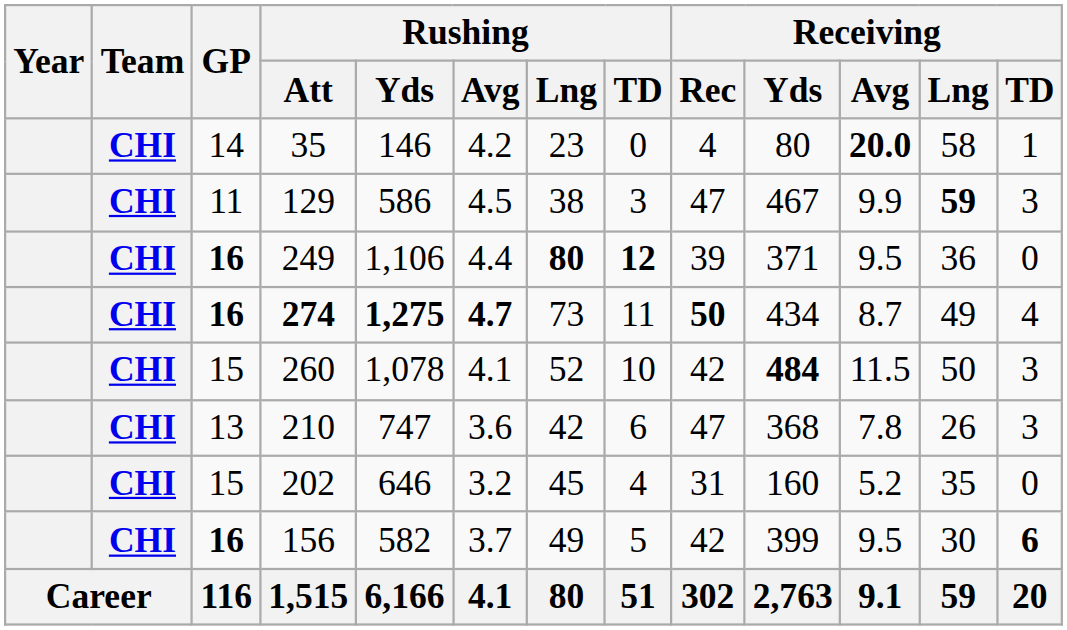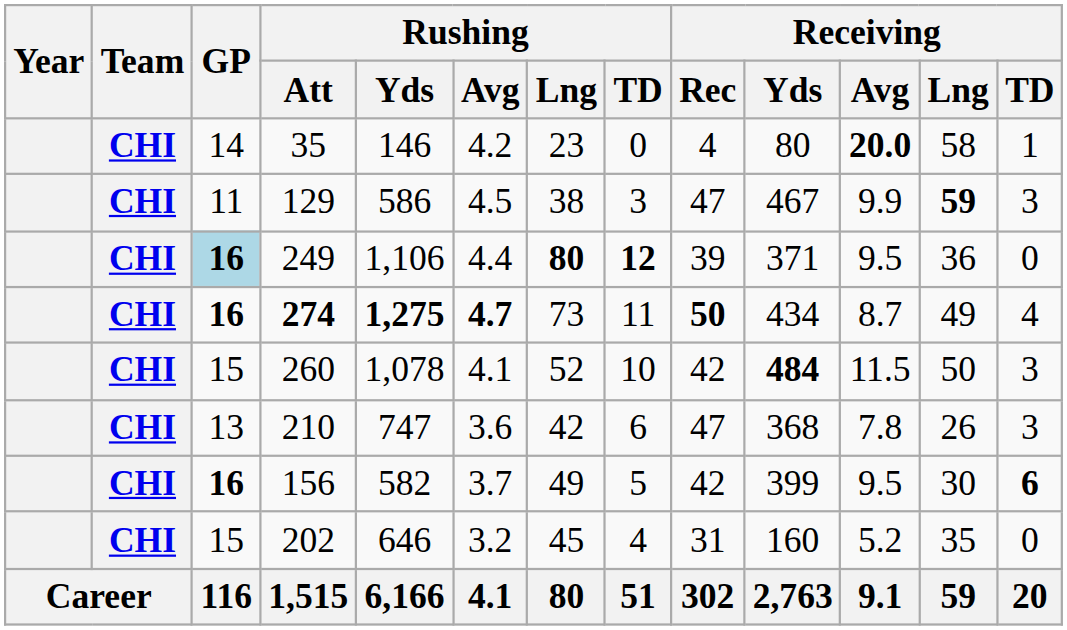(226, 257) no background -> (226, 257) lightblue background
rows swapped: (308, 539) <-> (308, 483)
